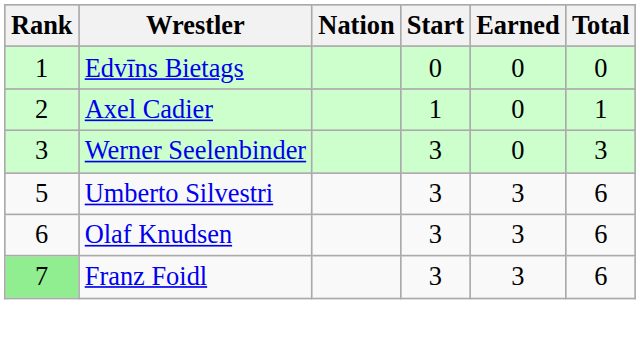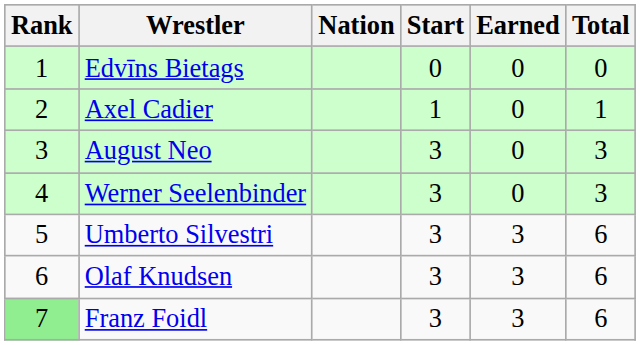+ row: (148, 151)
(42, 151) 3 -> (42, 192) 4
